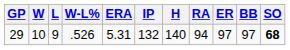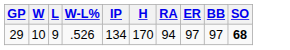- column: (119, 14)
(149, 34) 132 -> (116, 34) 134
(175, 34) 140 -> (143, 34) 170
